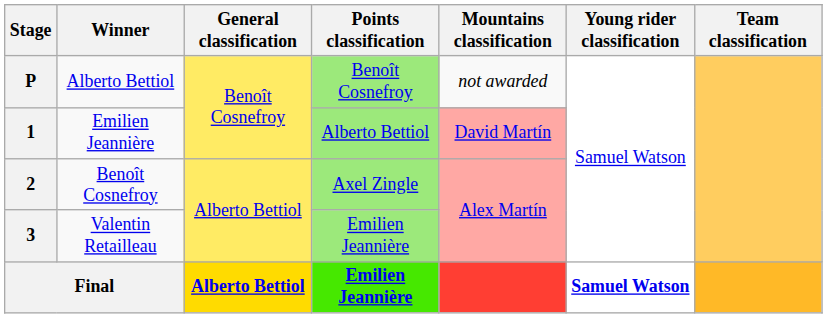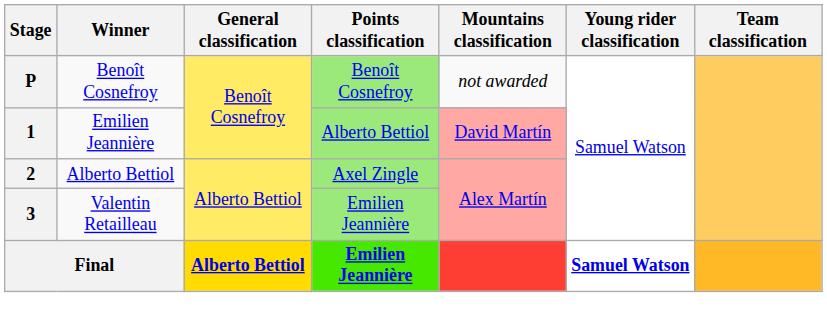(120, 81) Alberto Bettiol -> (120, 81) Benoît Cosnefroy
(120, 184) Benoît Cosnefroy -> (120, 173) Alberto Bettiol
